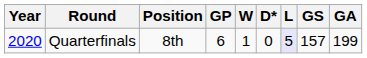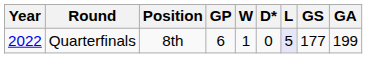(25, 40) 2020 -> (25, 40) 2022
(313, 40) 157 -> (313, 40) 177
